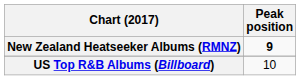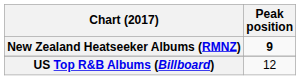(270, 65) 10 -> (270, 65) 12
